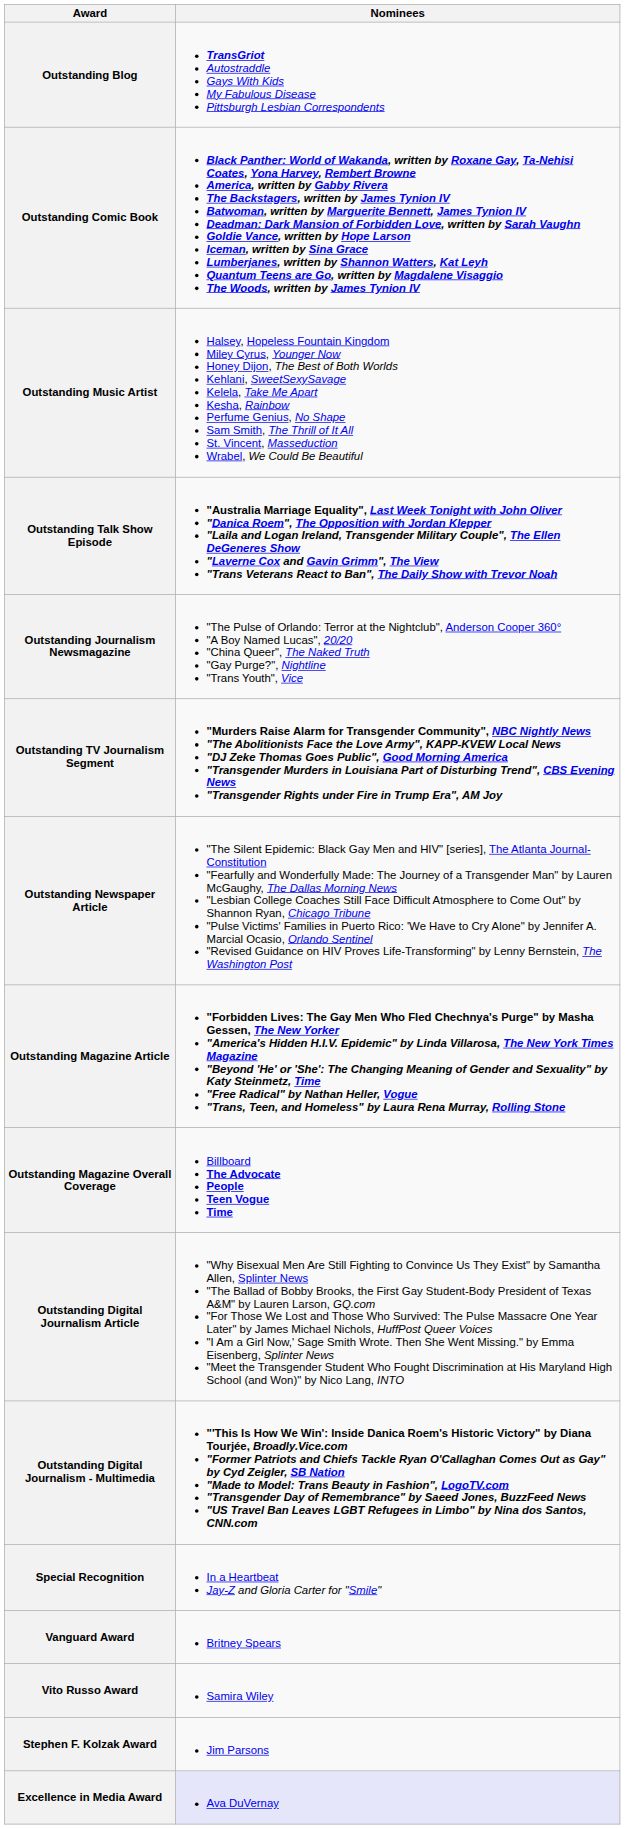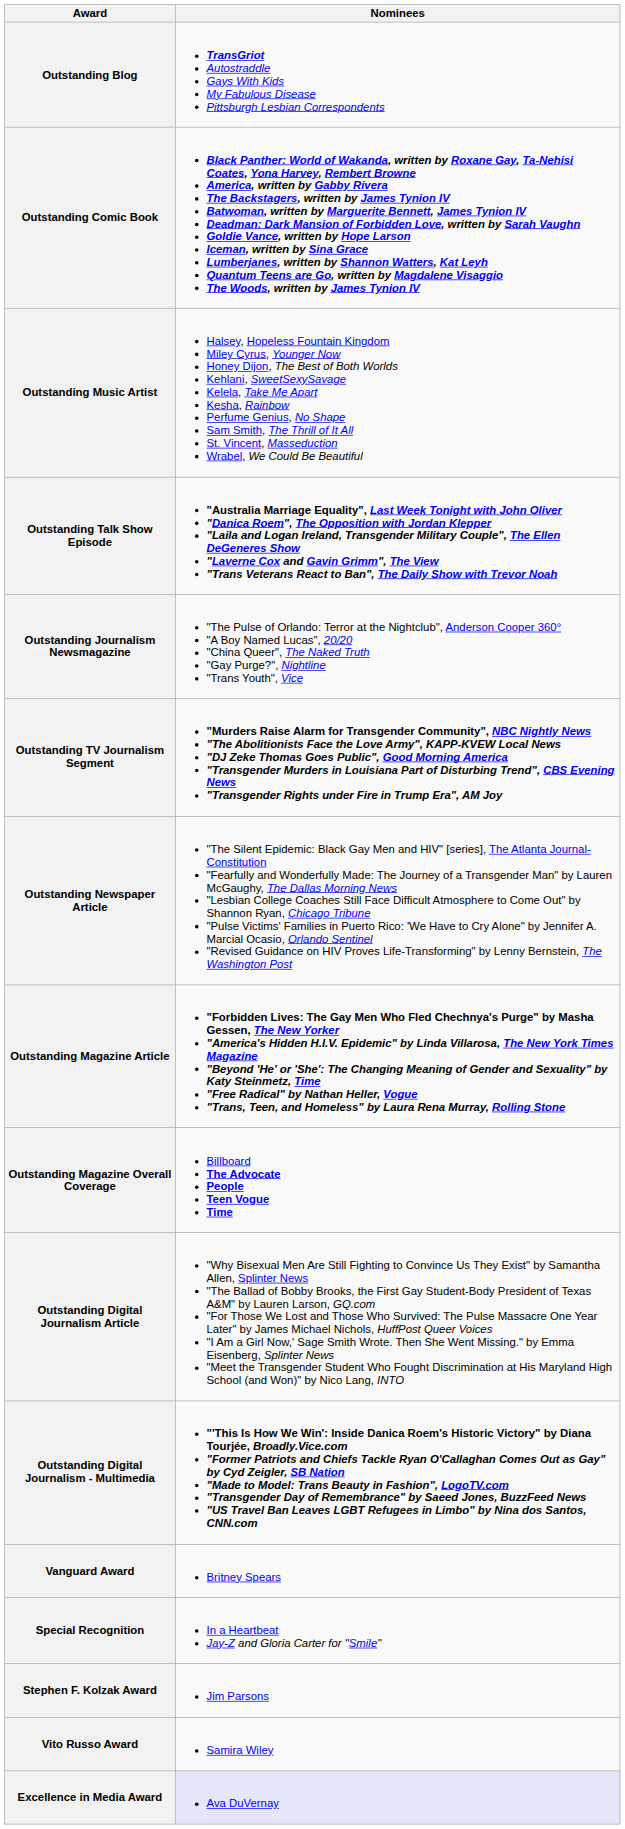rows swapped: (90, 1577) <-> (90, 1637)
rows swapped: (90, 1744) <-> (90, 1690)
